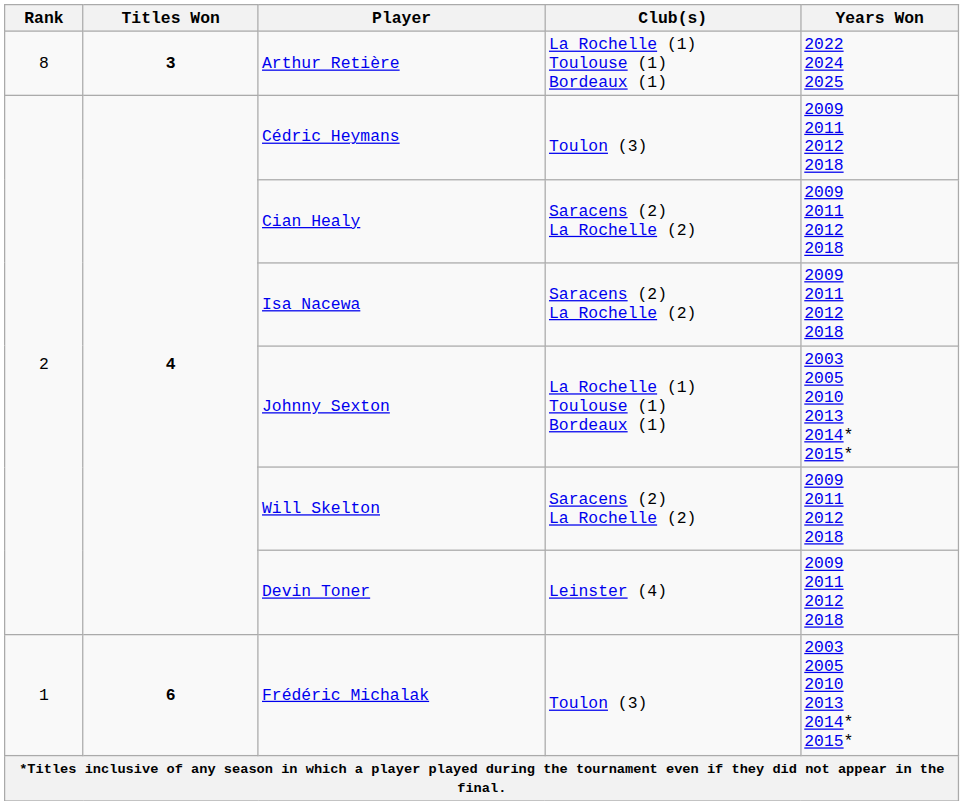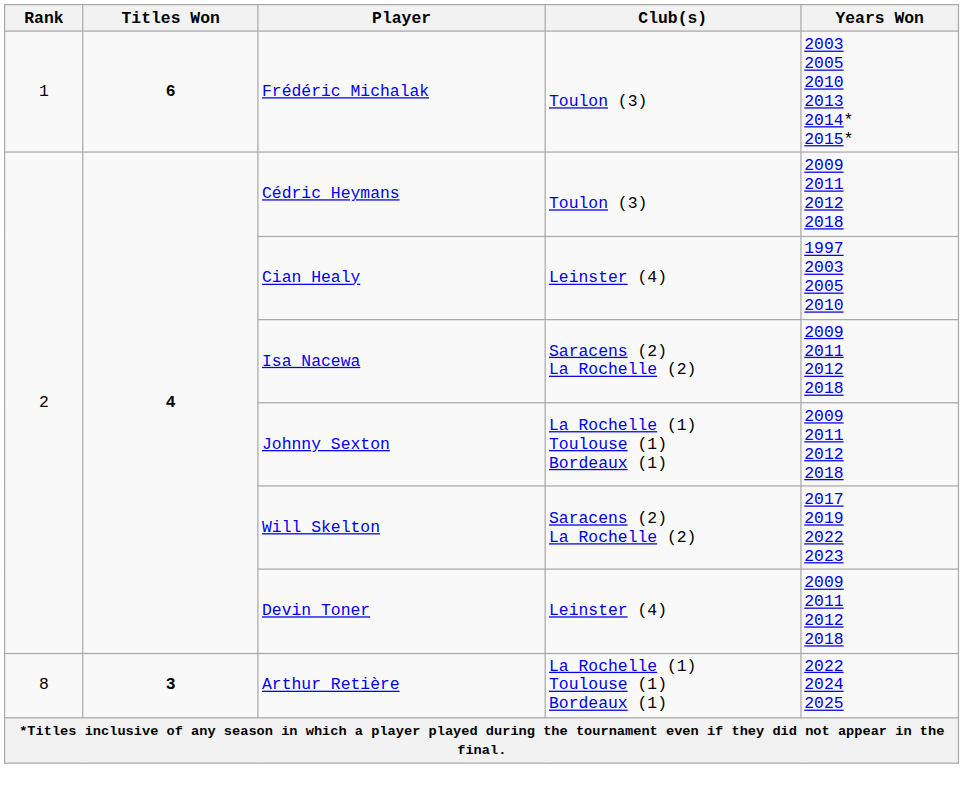rows swapped: (346, 695) <-> (331, 64)
(623, 221) Saracens (2) La Rochelle (2) -> (608, 278) Leinster (4)
(824, 221) 2009 2011 2012 2018 -> (824, 278) 1997 2003 2005 2010
(829, 407) 2003 2005 2010 2013 2014* 2015* -> (824, 444) 2009 2011 2012 2018
(824, 509) 2009 2011 2012 2018 -> (824, 528) 2017 2019 2022 2023
